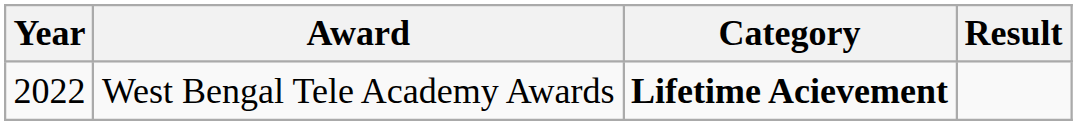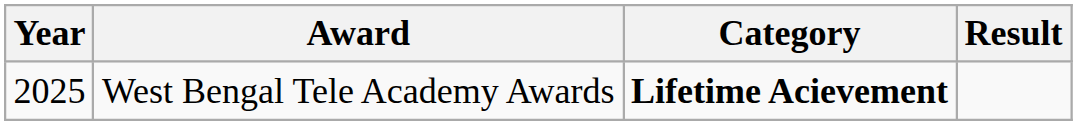(49, 90) 2022 -> (49, 90) 2025
